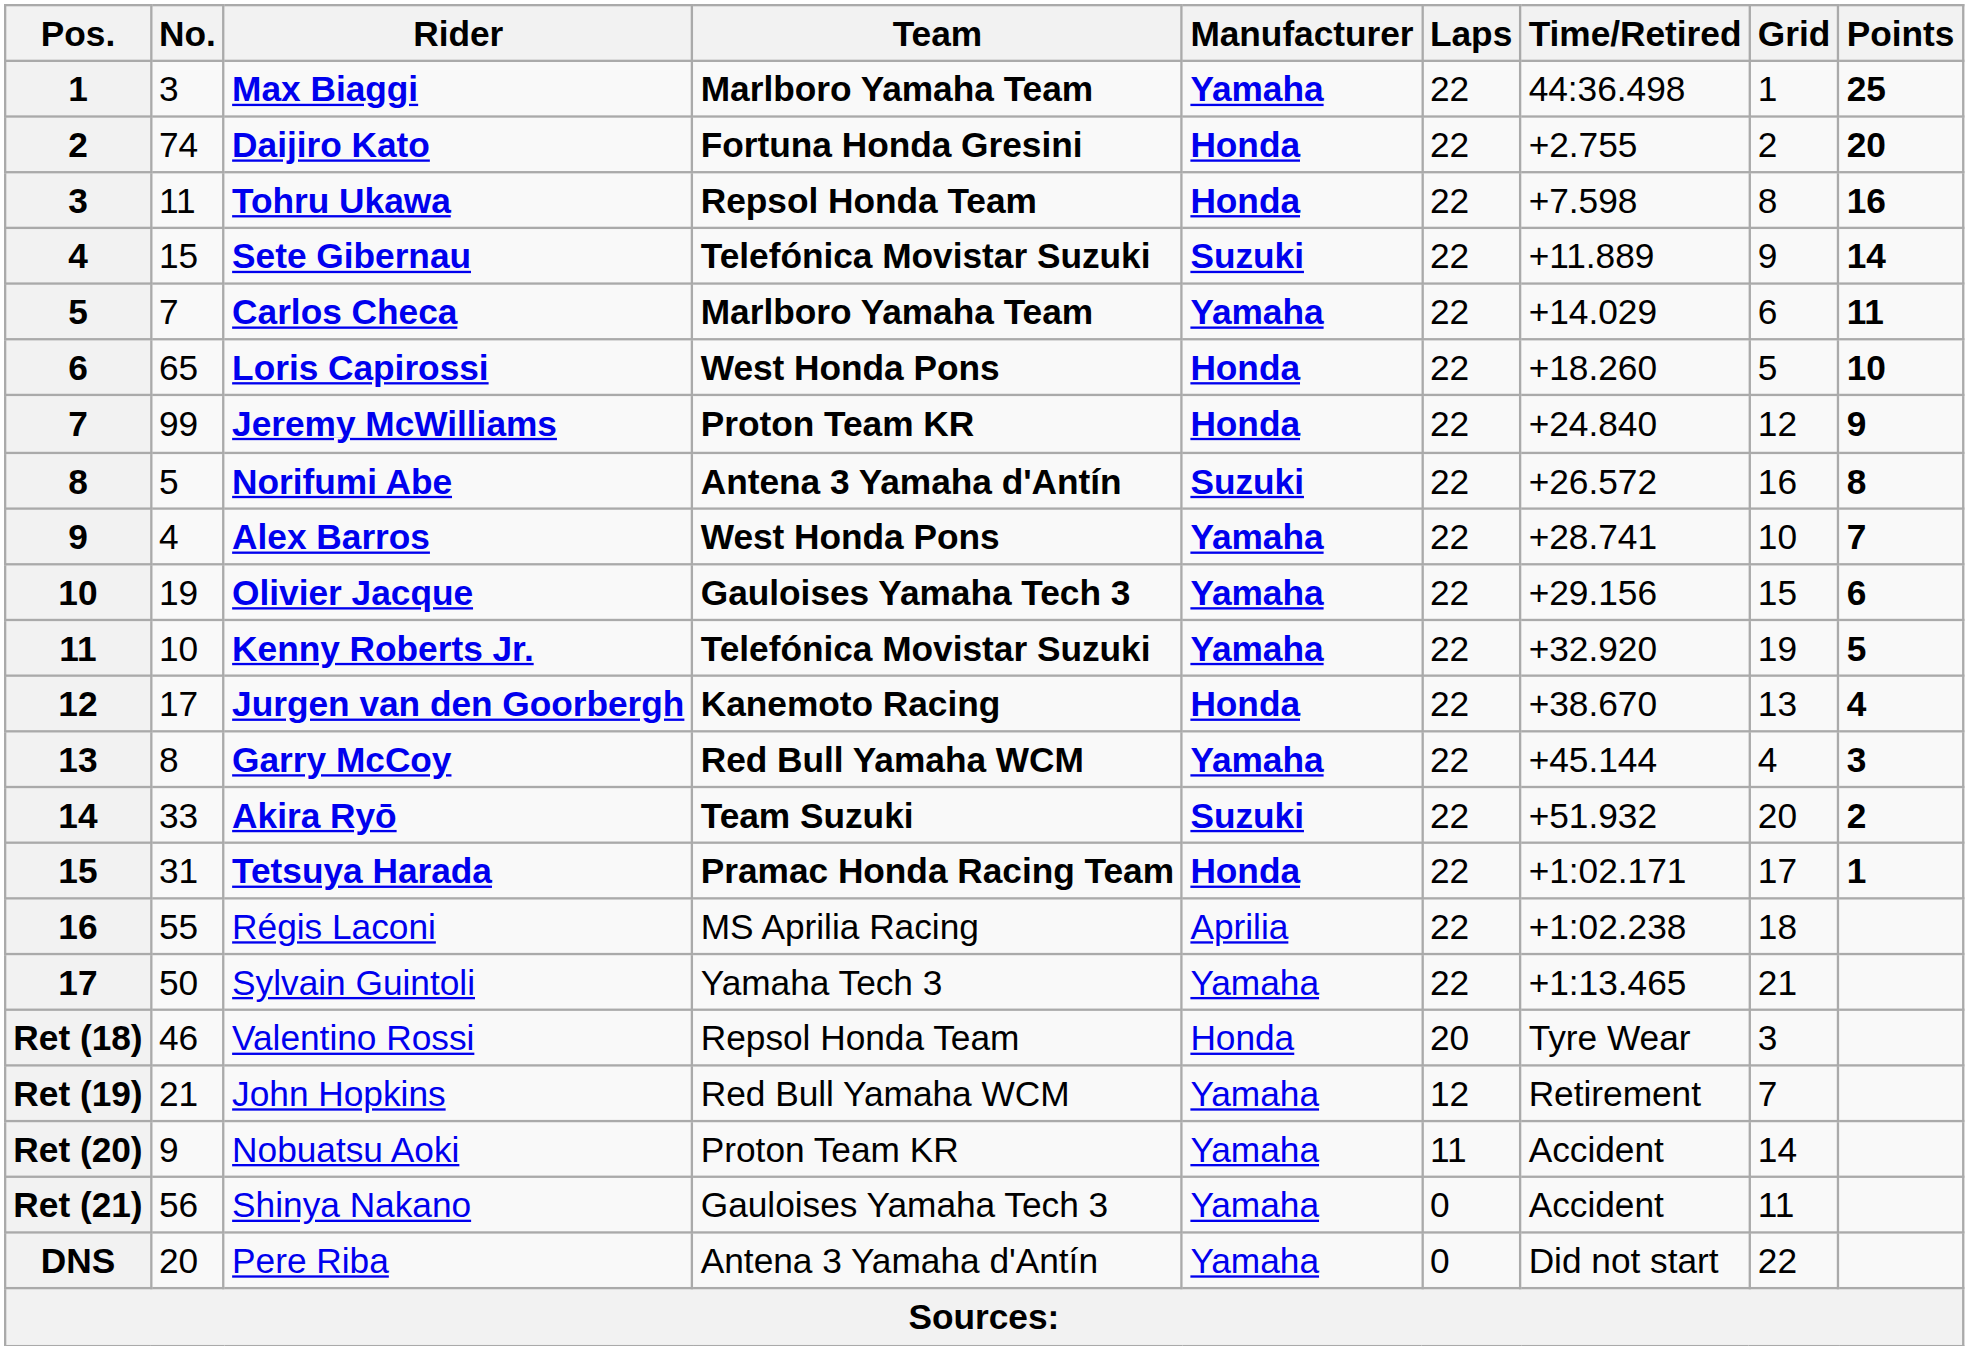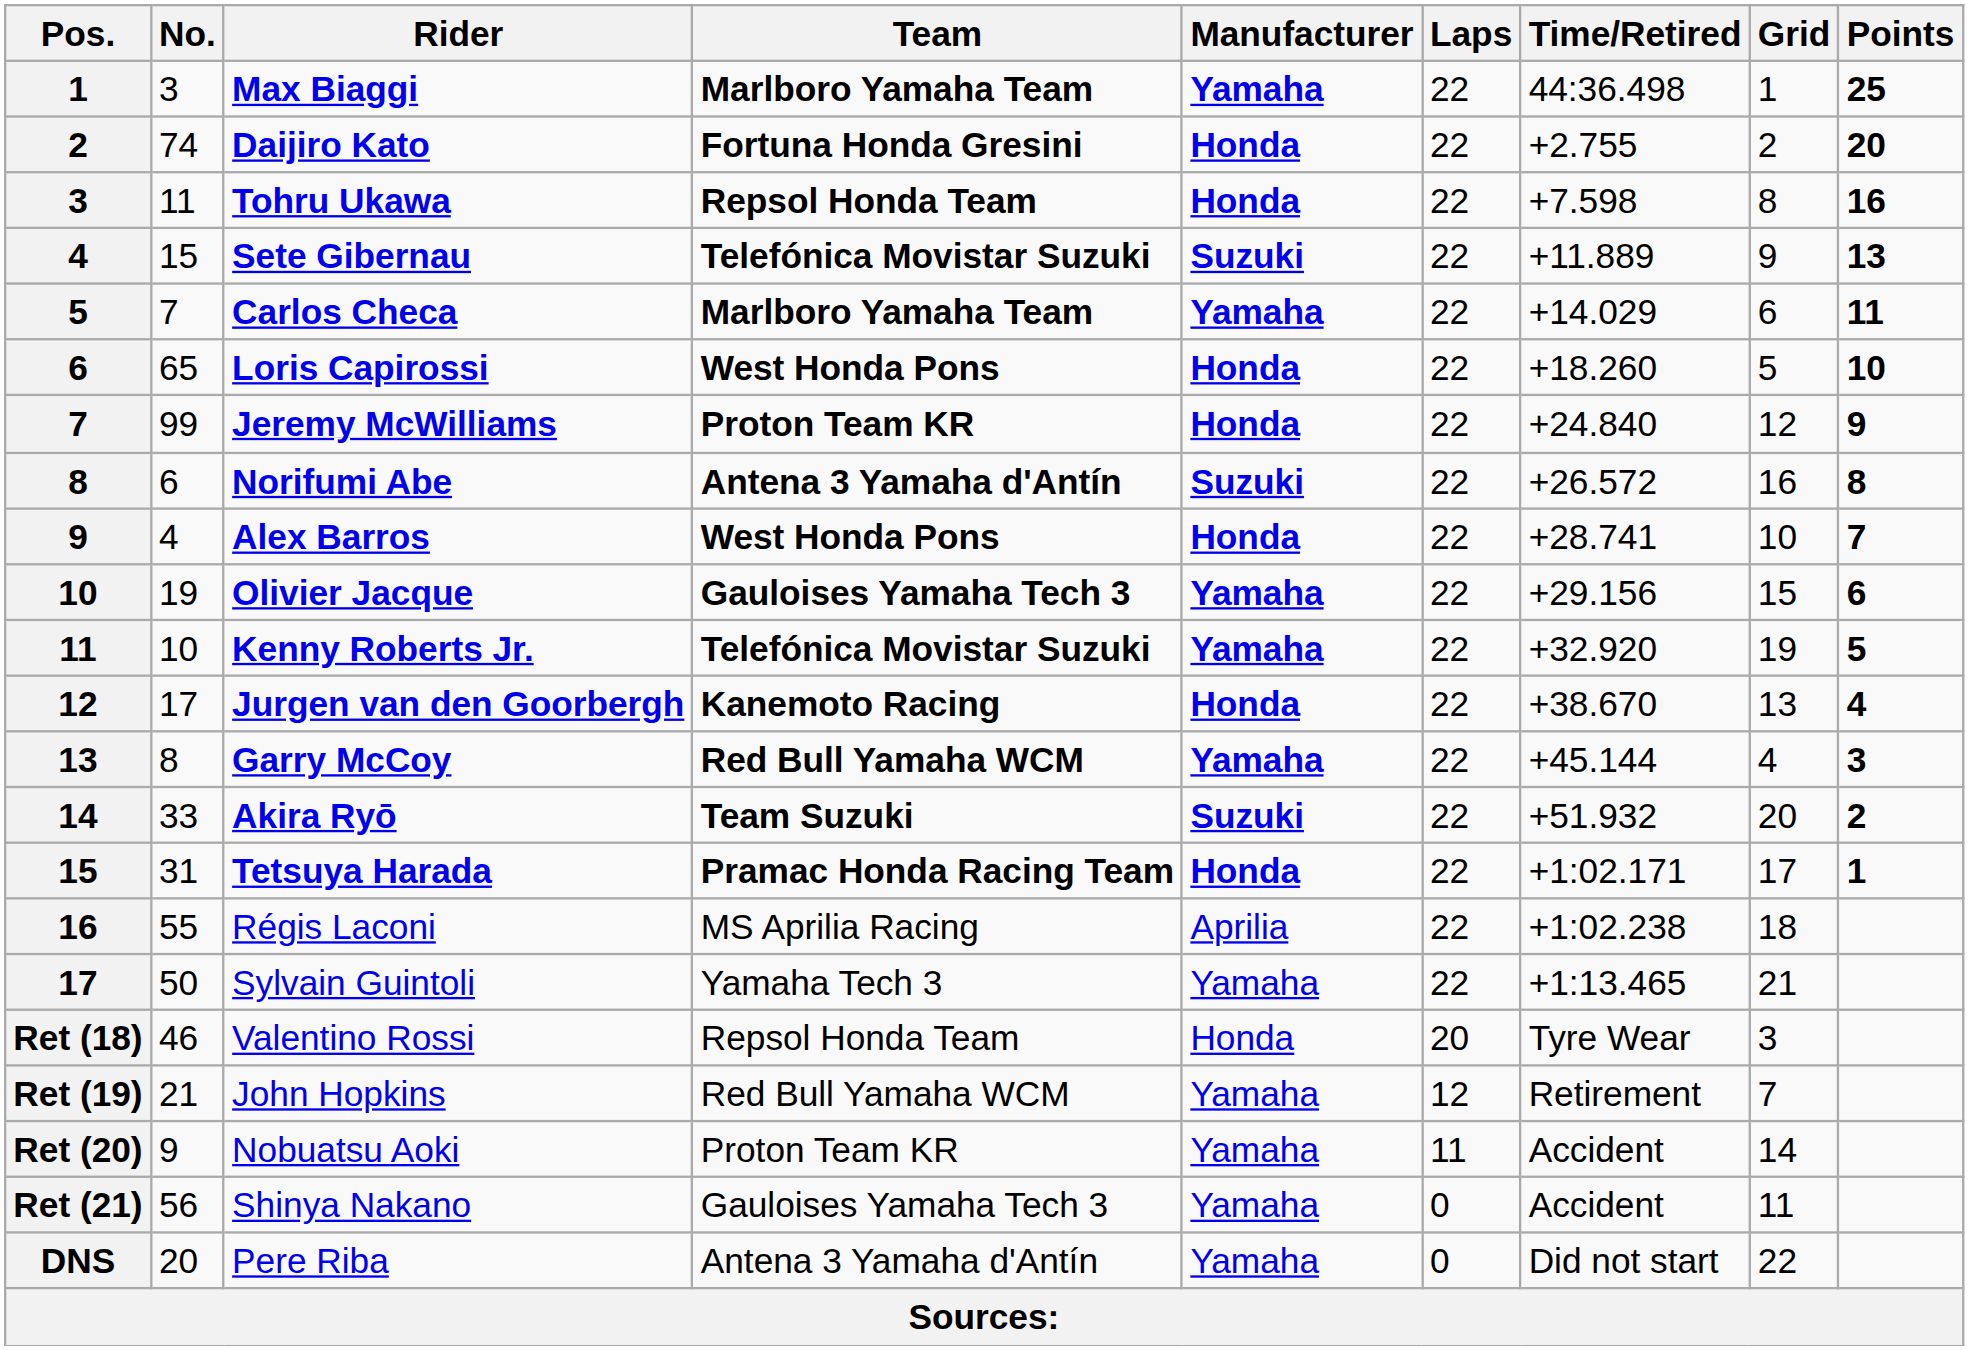(1866, 257) 14 -> (1866, 257) 13
(169, 480) 5 -> (169, 480) 6
(1257, 536) Yamaha -> (1245, 536) Honda
